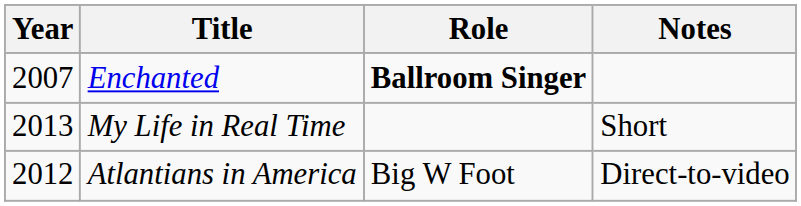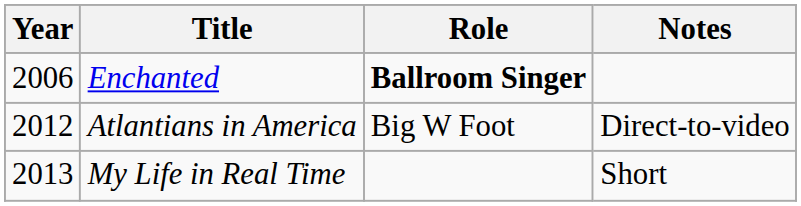(43, 77) 2007 -> (43, 77) 2006
rows swapped: (222, 175) <-> (216, 126)
